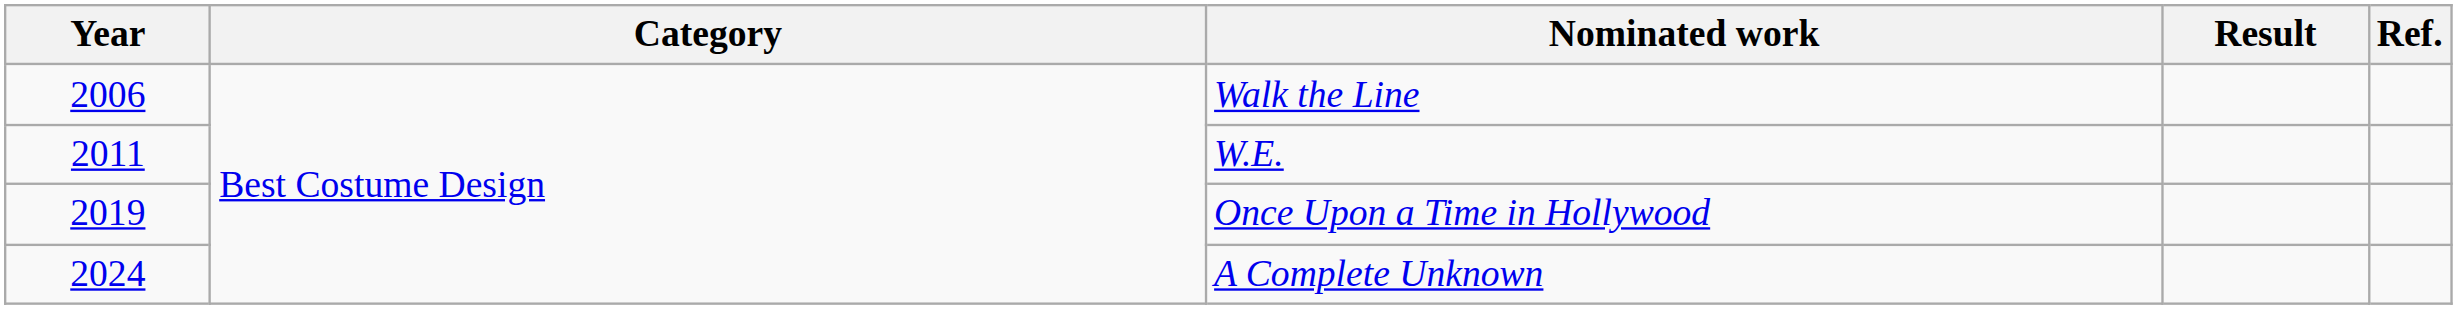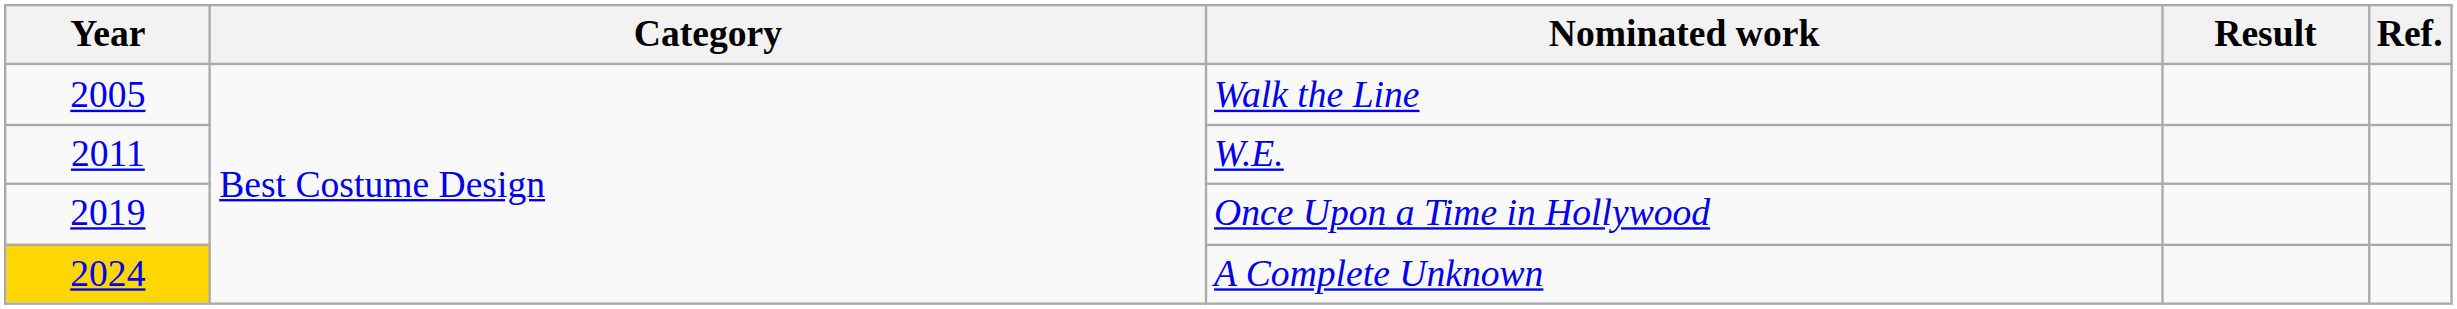(108, 93) 2006 -> (108, 93) 2005
(108, 272) no background -> (108, 272) gold background
